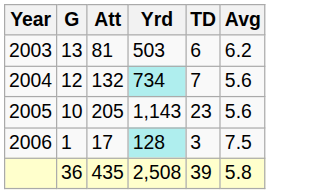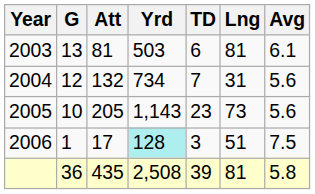+ column: (243, 19)
(238, 50) 6.2 -> (283, 50) 6.1
(149, 81) paleturquoise background -> (149, 81) no background
